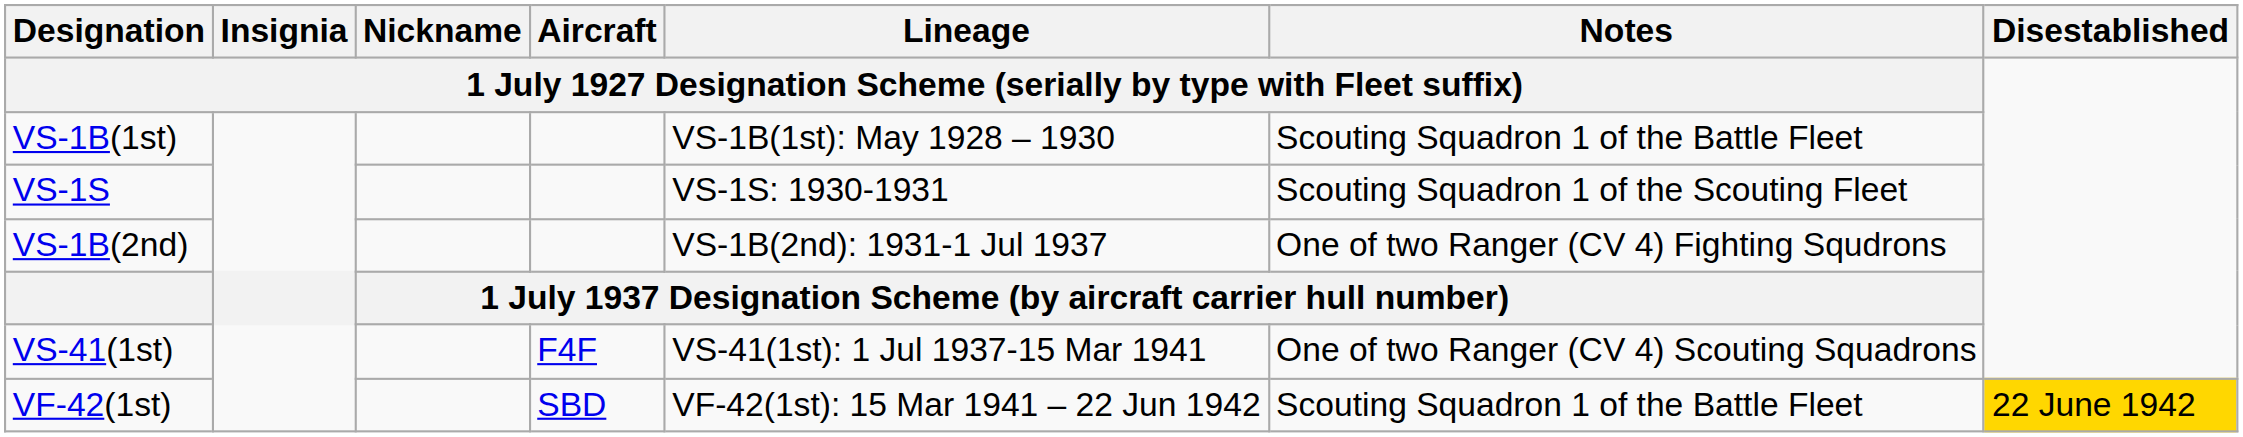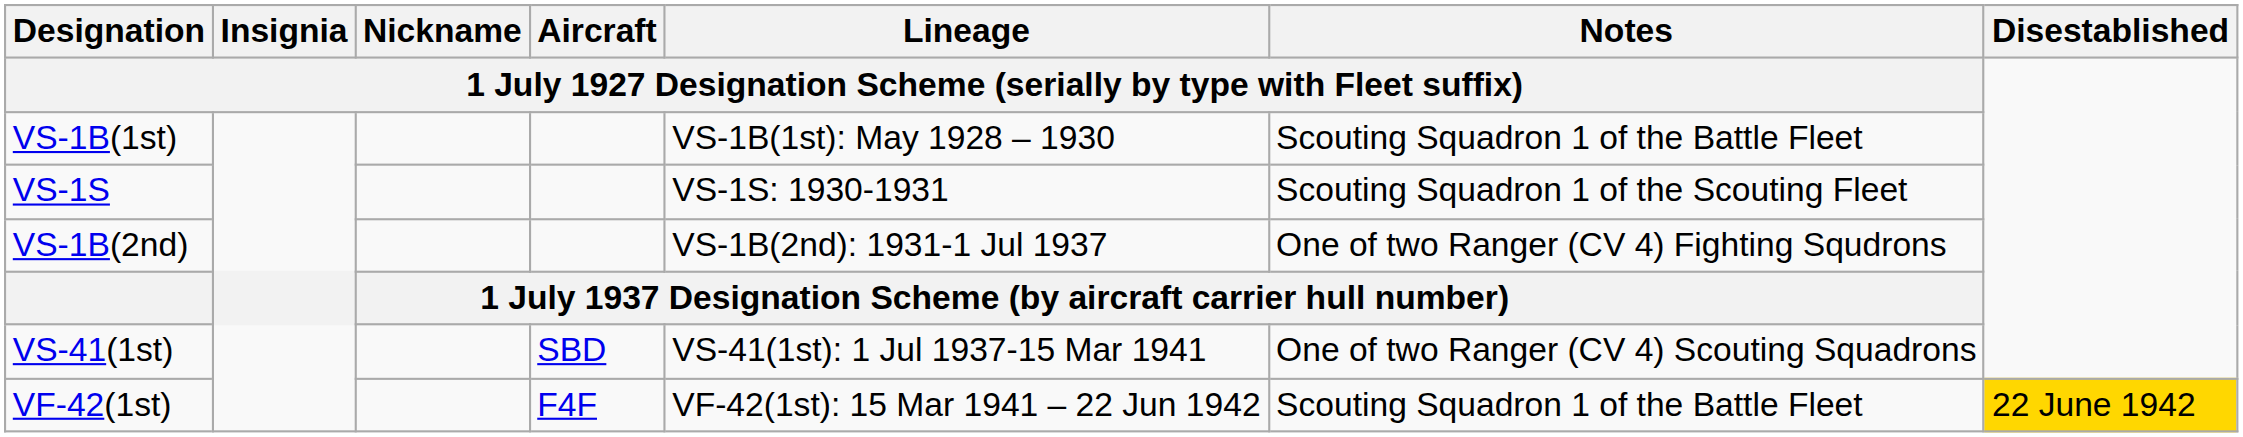(567, 350) F4F -> (572, 350) SBD
(572, 404) SBD -> (567, 404) F4F
